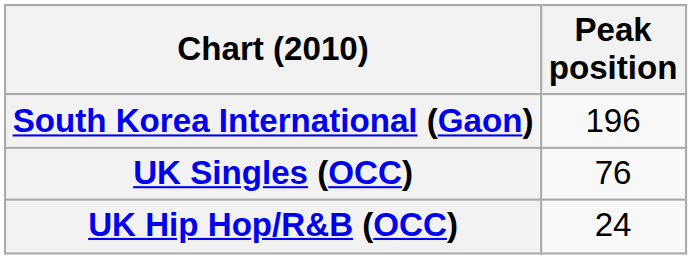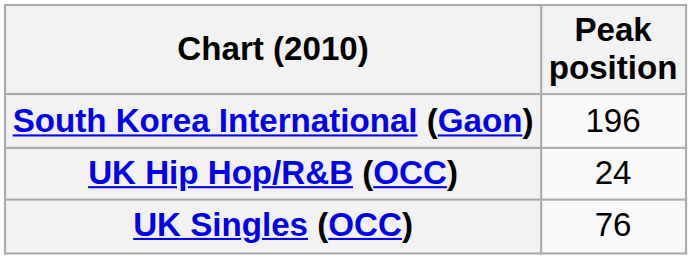rows swapped: (273, 173) <-> (273, 225)
